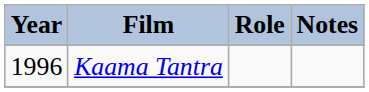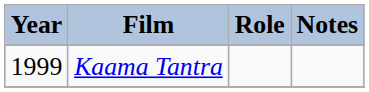(37, 65) 1996 -> (37, 65) 1999
